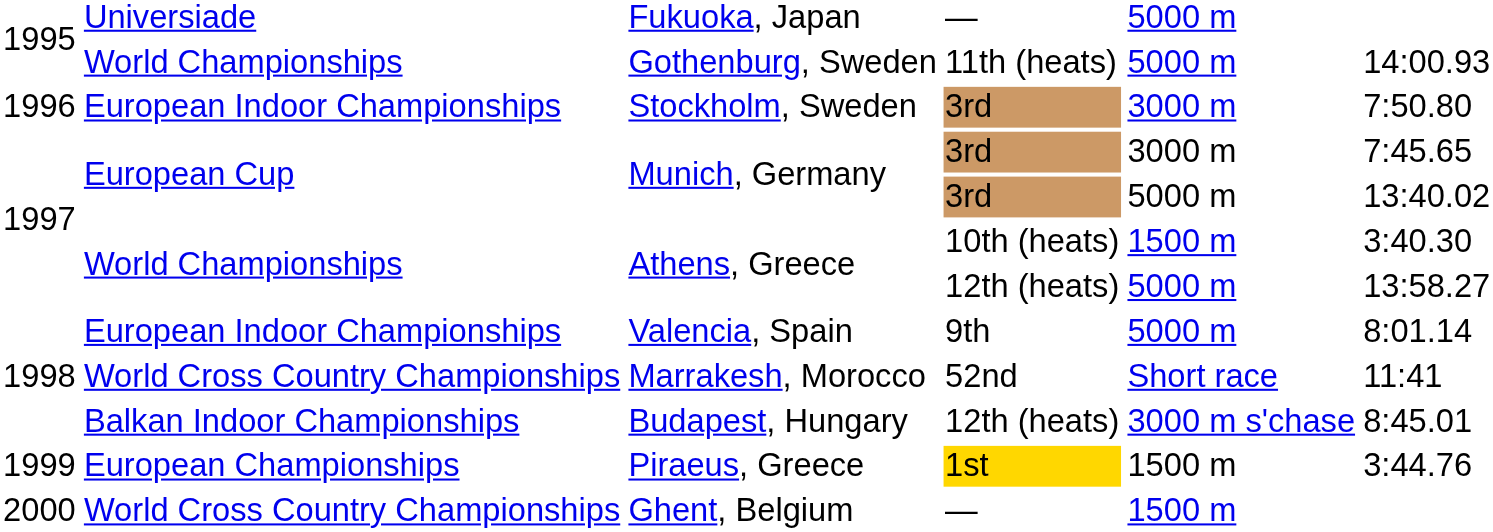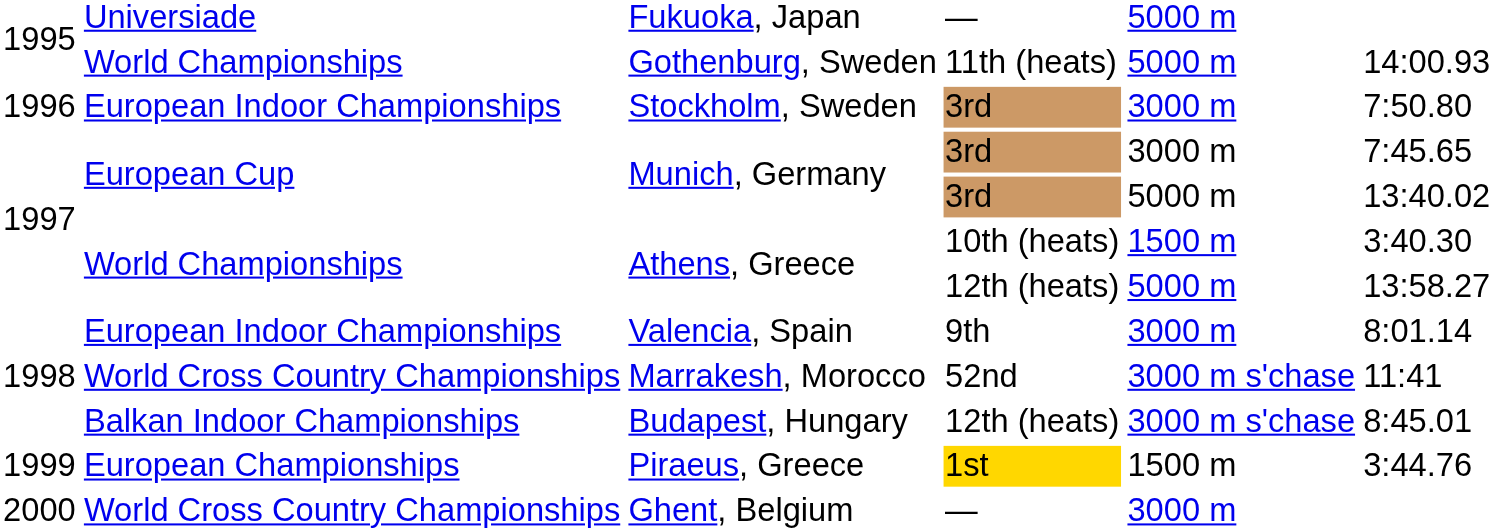(1182, 331) 5000 m -> (1182, 331) 3000 m
(1203, 376) Short race -> (1241, 376) 3000 m s'chase
(1182, 510) 1500 m -> (1182, 510) 3000 m
